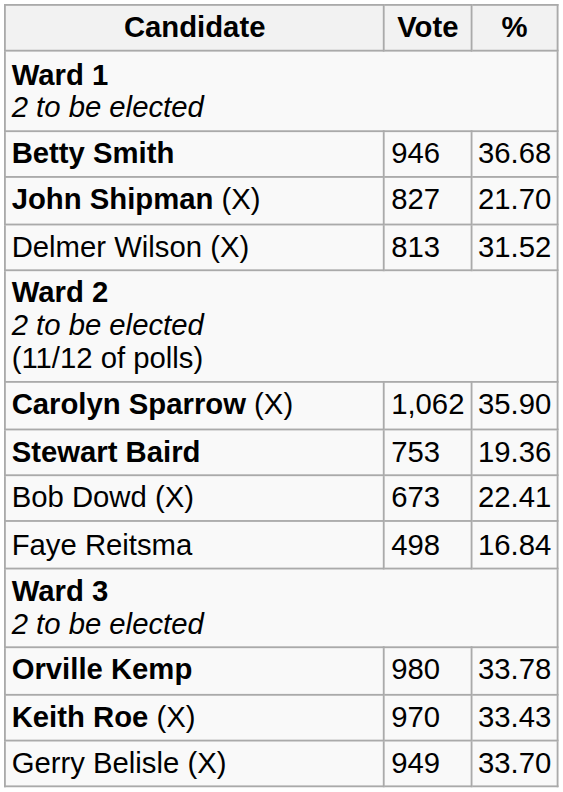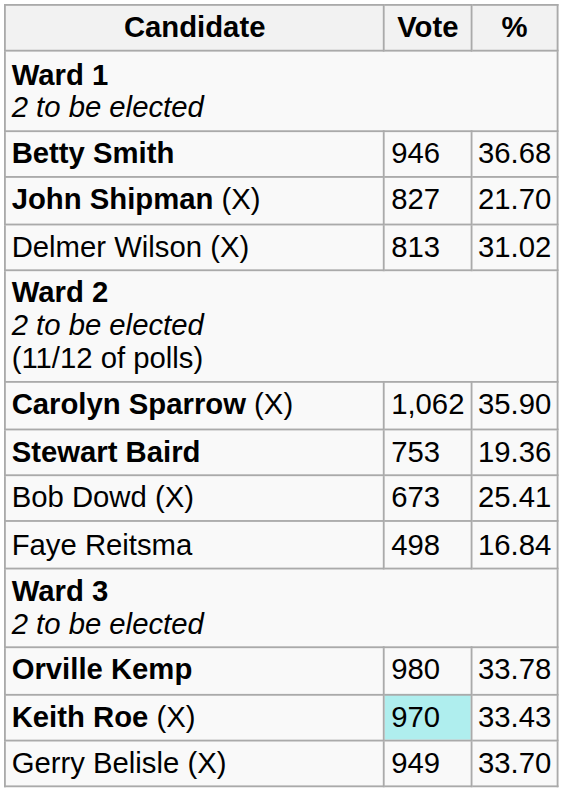(515, 246) 31.52 -> (515, 246) 31.02
(515, 498) 22.41 -> (515, 498) 25.41
(416, 716) no background -> (416, 716) paleturquoise background
